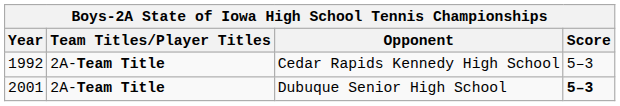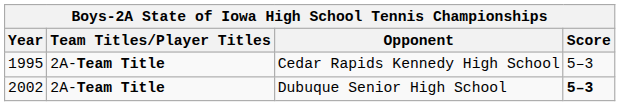(26, 64) 1992 -> (26, 64) 1995
(26, 88) 2001 -> (26, 88) 2002
